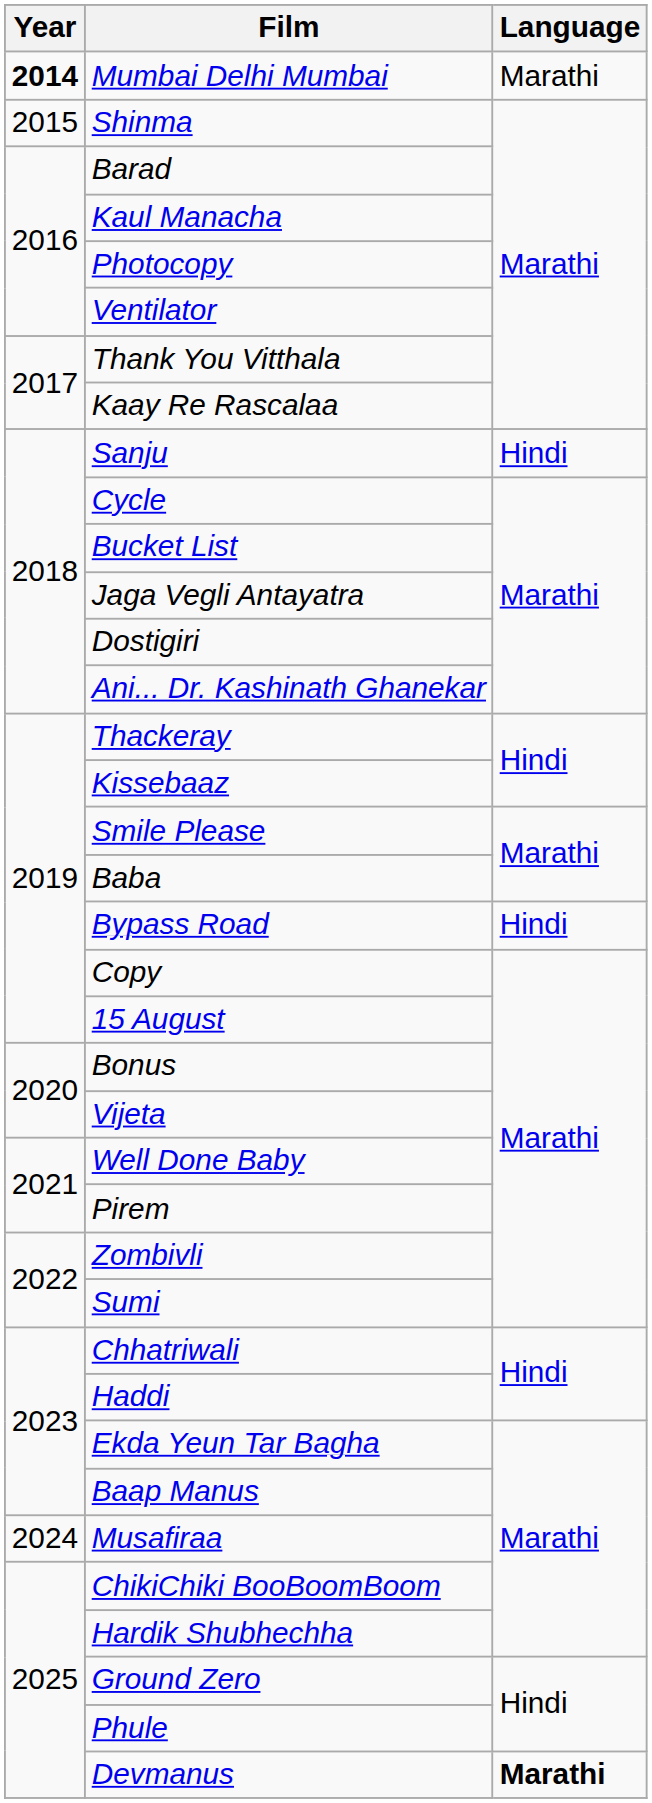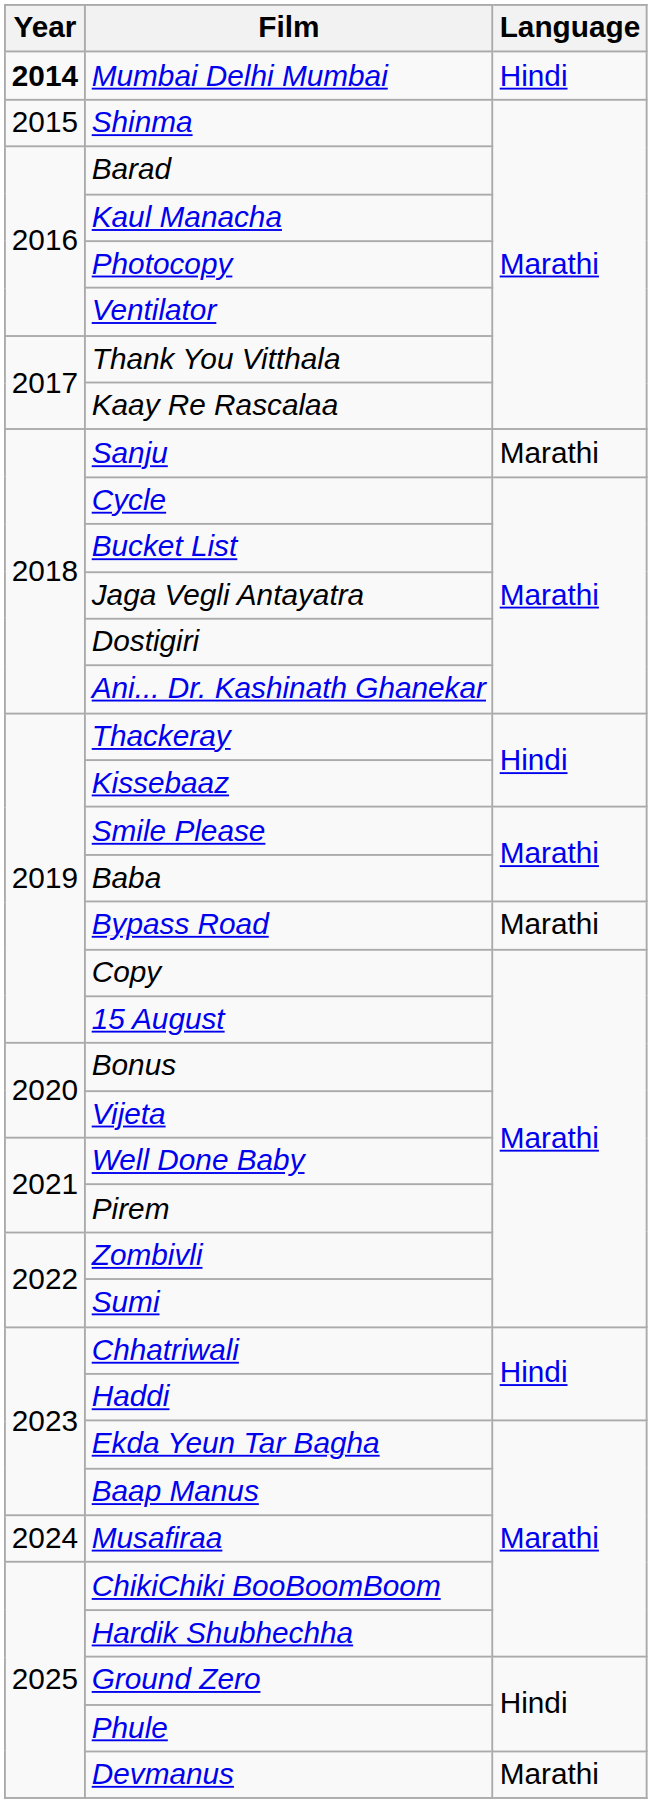(549, 75) Marathi -> (534, 75) Hindi
(534, 452) Hindi -> (549, 452) Marathi
(534, 924) Hindi -> (549, 924) Marathi
(553, 1774) bold -> (549, 1774) normal
